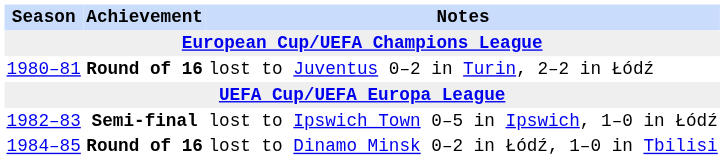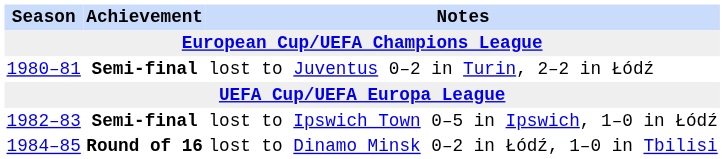(145, 68) Round of 16 -> (145, 68) Semi-final
